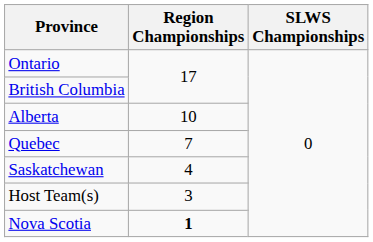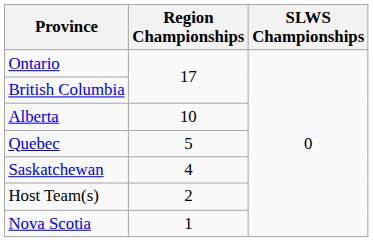(188, 143) 7 -> (188, 143) 5
(188, 196) 3 -> (188, 196) 2
(188, 223) bold -> (188, 223) normal
